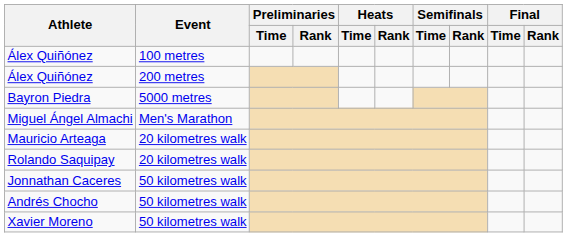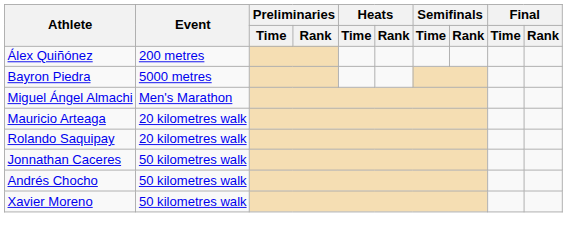- row: (50, 57)
